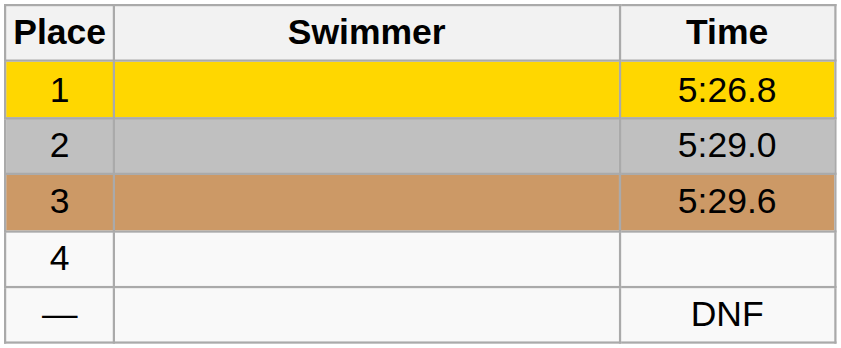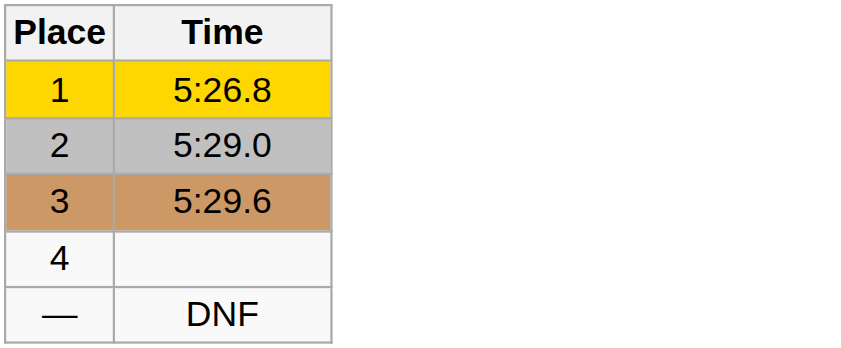- column: (367, 32)
